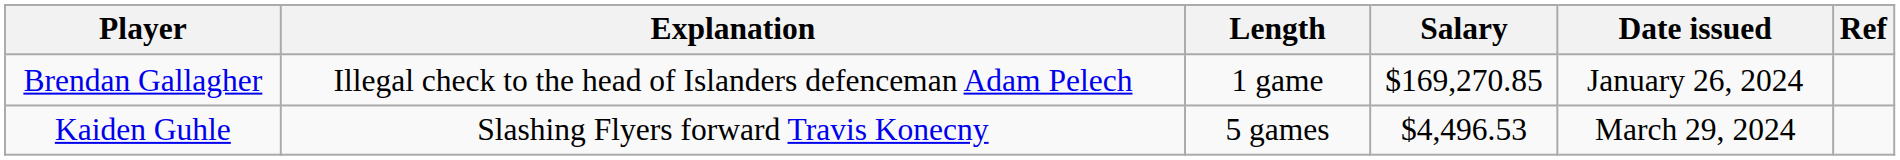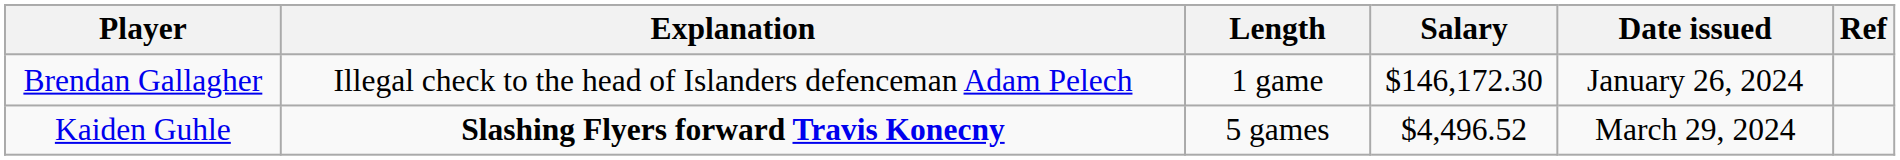(1464, 79) $169,270.85 -> (1464, 79) $146,172.30
(733, 129) normal -> (733, 129) bold
(1464, 129) $4,496.53 -> (1464, 129) $4,496.52
